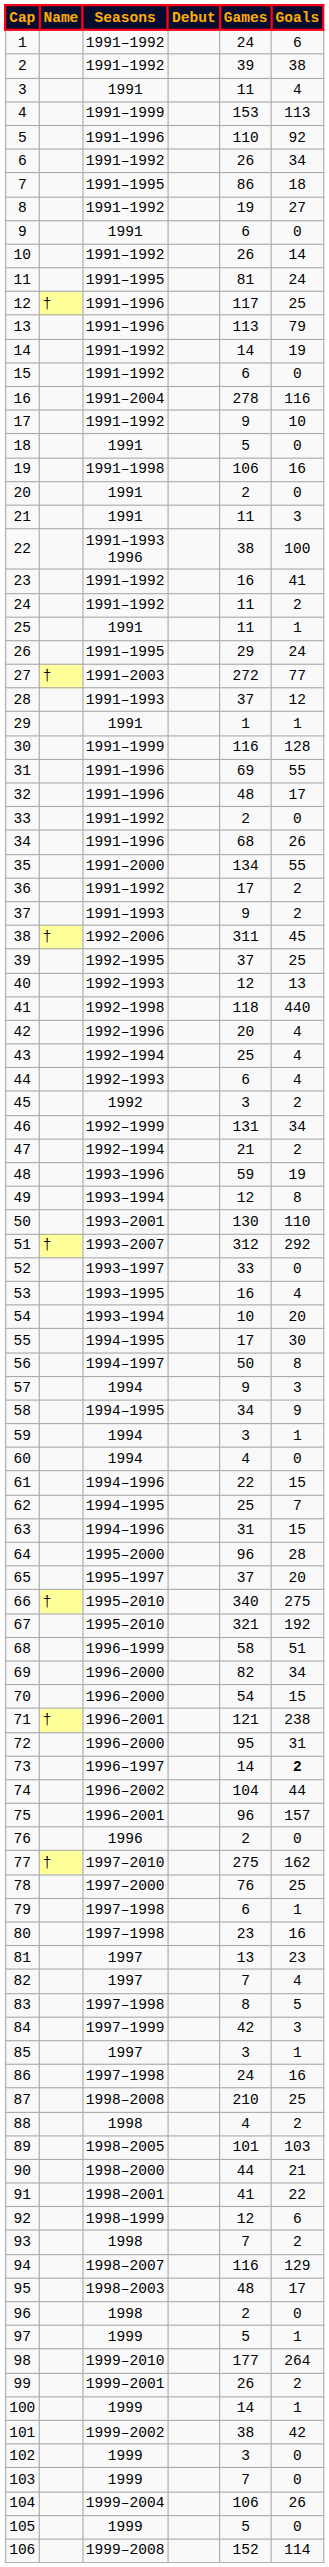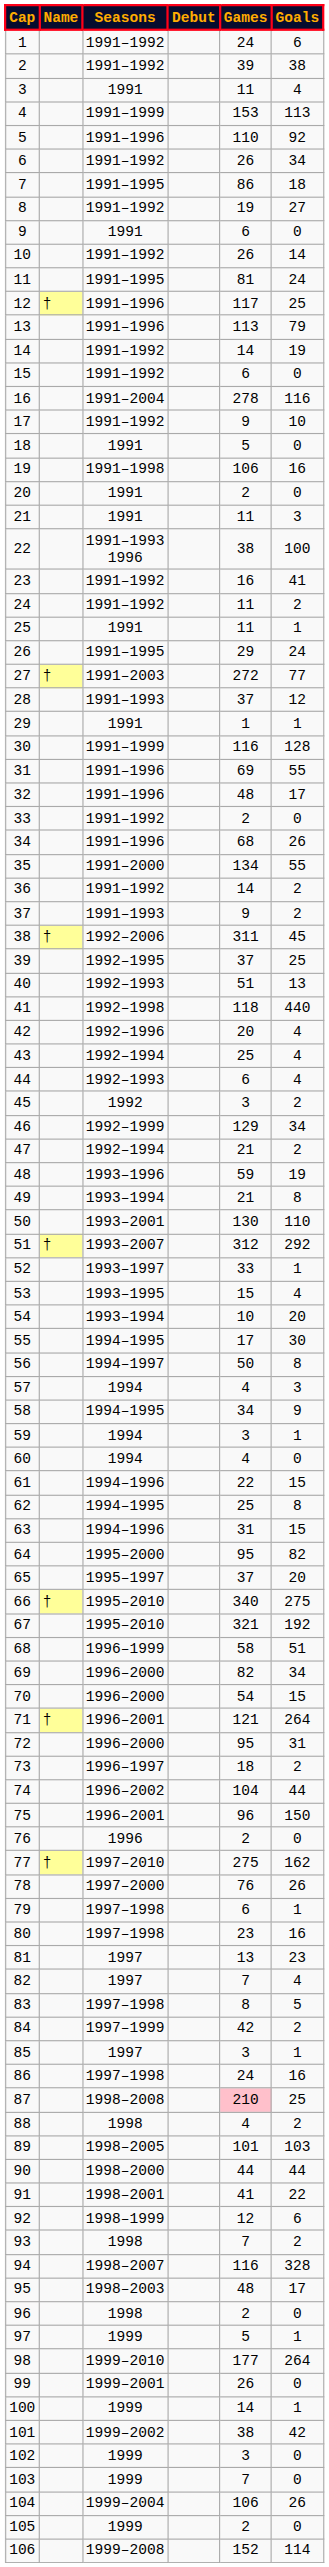(246, 890) 17 -> (246, 890) 14
(246, 985) 12 -> (246, 985) 51
(246, 1127) 131 -> (246, 1127) 129
(246, 1198) 12 -> (246, 1198) 21
(297, 1269) 0 -> (297, 1269) 1
(246, 1293) 16 -> (246, 1293) 15
(246, 1388) 9 -> (246, 1388) 4
(297, 1507) 7 -> (297, 1507) 8
(246, 1554) 96 -> (246, 1554) 95
(297, 1554) 28 -> (297, 1554) 82
(297, 1720) 238 -> (297, 1720) 264
(246, 1768) 14 -> (246, 1768) 18
(297, 1768) bold -> (297, 1768) normal
(297, 1815) 157 -> (297, 1815) 150
(297, 1886) 25 -> (297, 1886) 26
(297, 2029) 3 -> (297, 2029) 2
(246, 2100) no background -> (246, 2100) pink background
(297, 2171) 21 -> (297, 2171) 44
(297, 2266) 129 -> (297, 2266) 328
(297, 2385) 2 -> (297, 2385) 0
(246, 2527) 5 -> (246, 2527) 2
